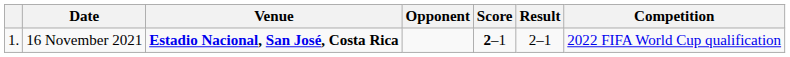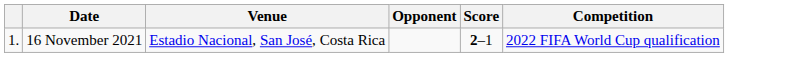- column: (540, 16)
(274, 40) bold -> (267, 40) normal
